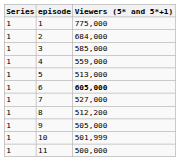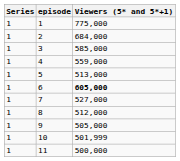(91, 112) 512,200 -> (91, 112) 512,000
